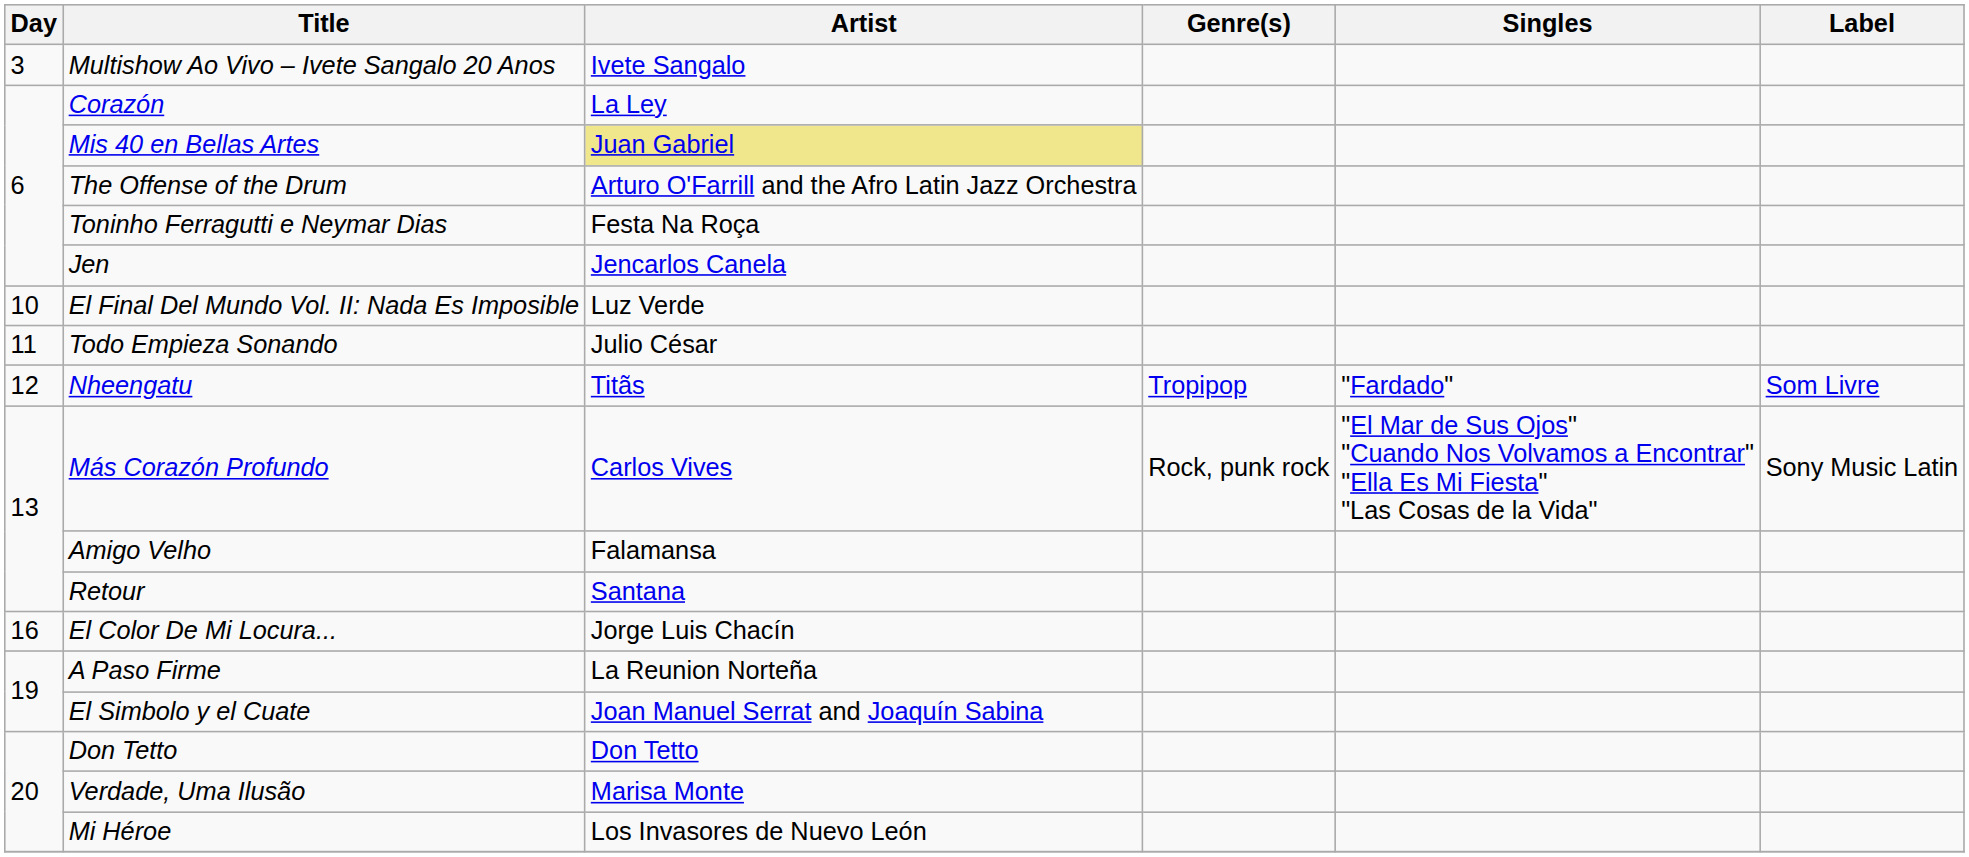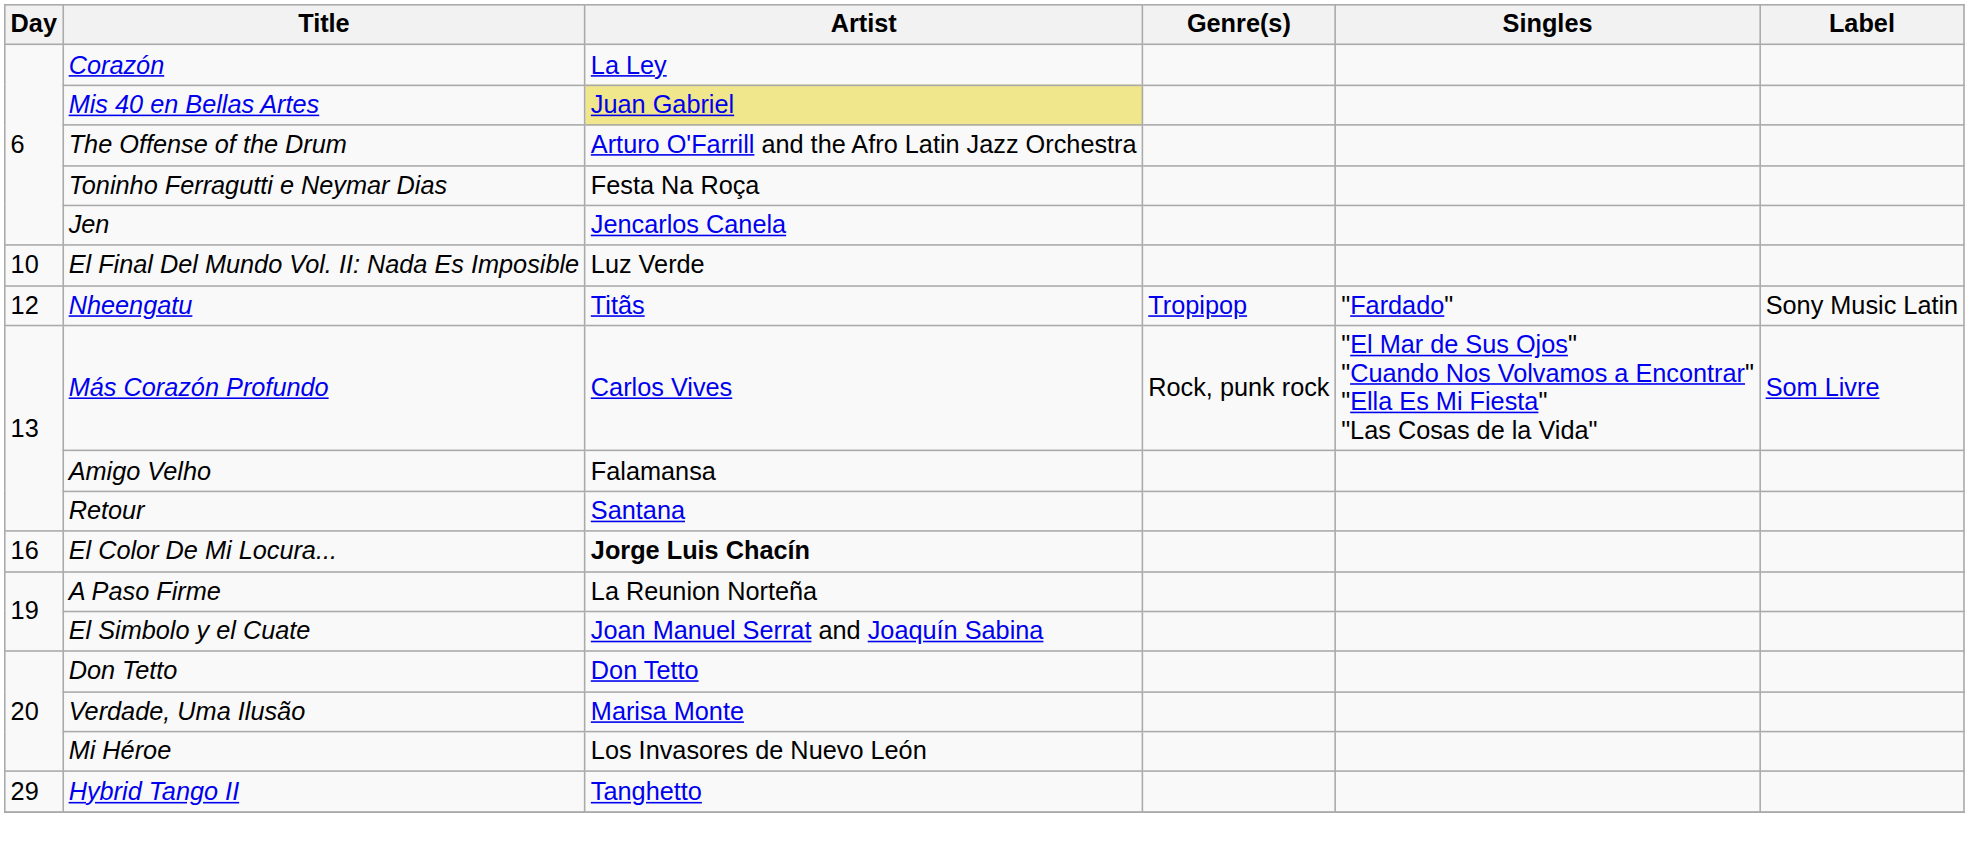- row: (312, 64)
- row: (203, 345)
(1823, 385) Som Livre -> (1862, 305) Sony Music Latin
(1862, 468) Sony Music Latin -> (1823, 387) Som Livre
(693, 631) normal -> (700, 550) bold
+ row: (154, 791)
